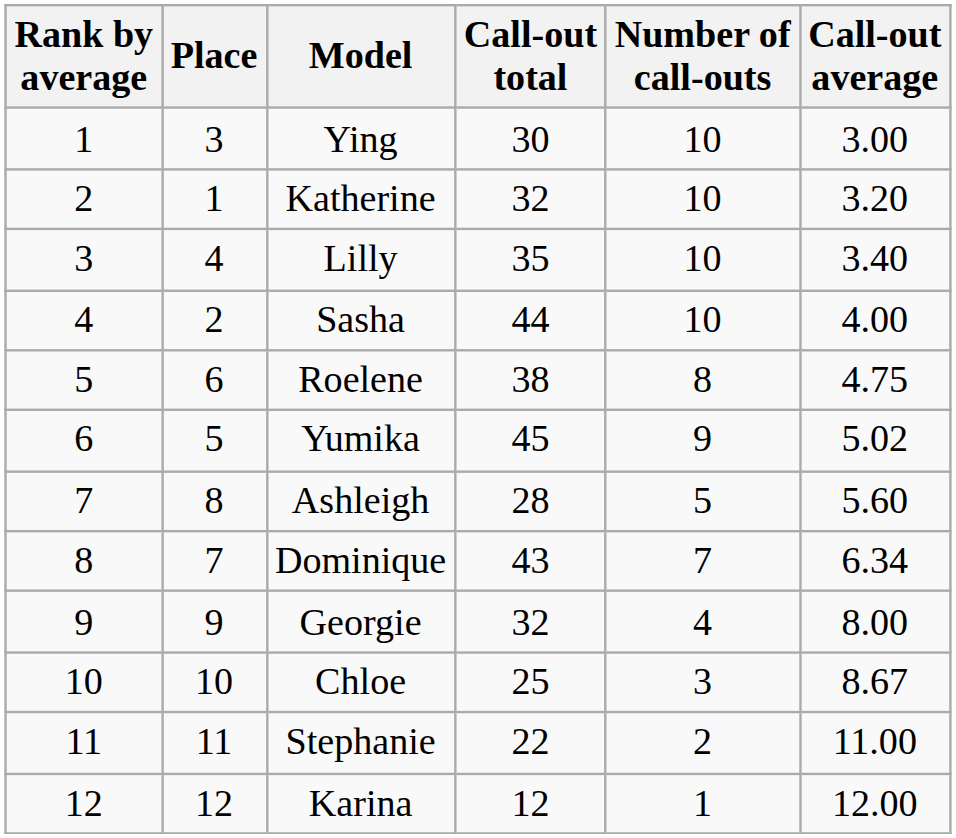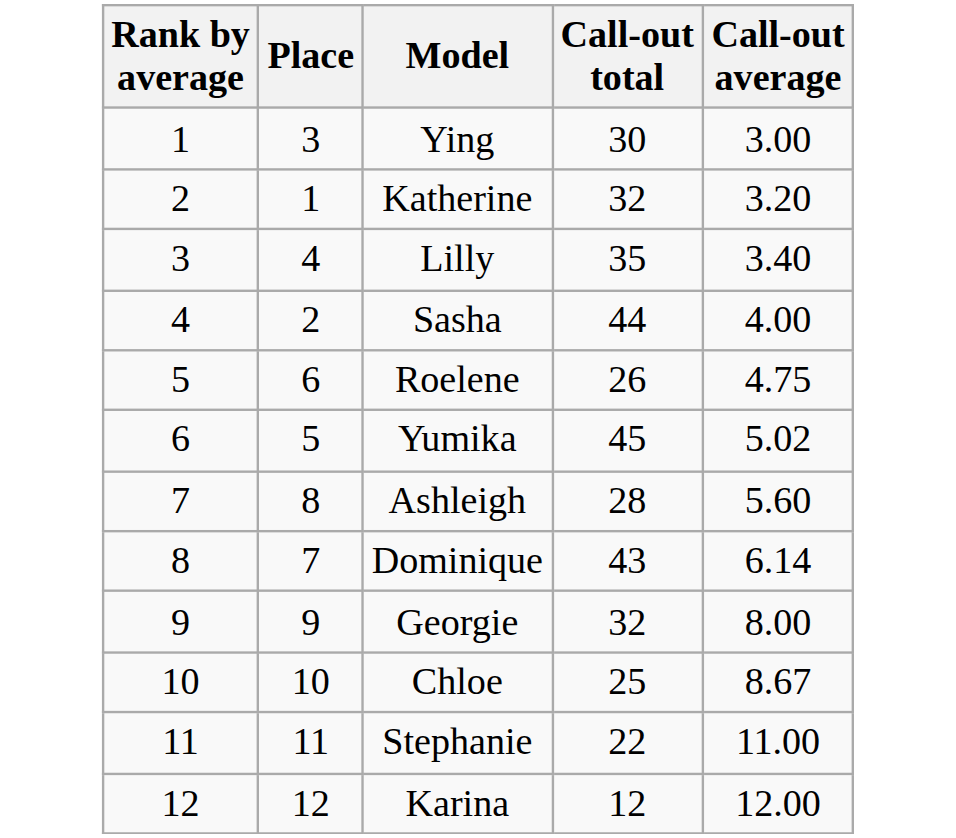- column: (703, 56)
(530, 379) 38 -> (627, 379) 26
(875, 560) 6.34 -> (778, 560) 6.14
